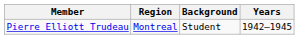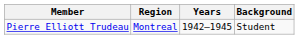columns swapped: (267, 12) <-> (210, 12)
